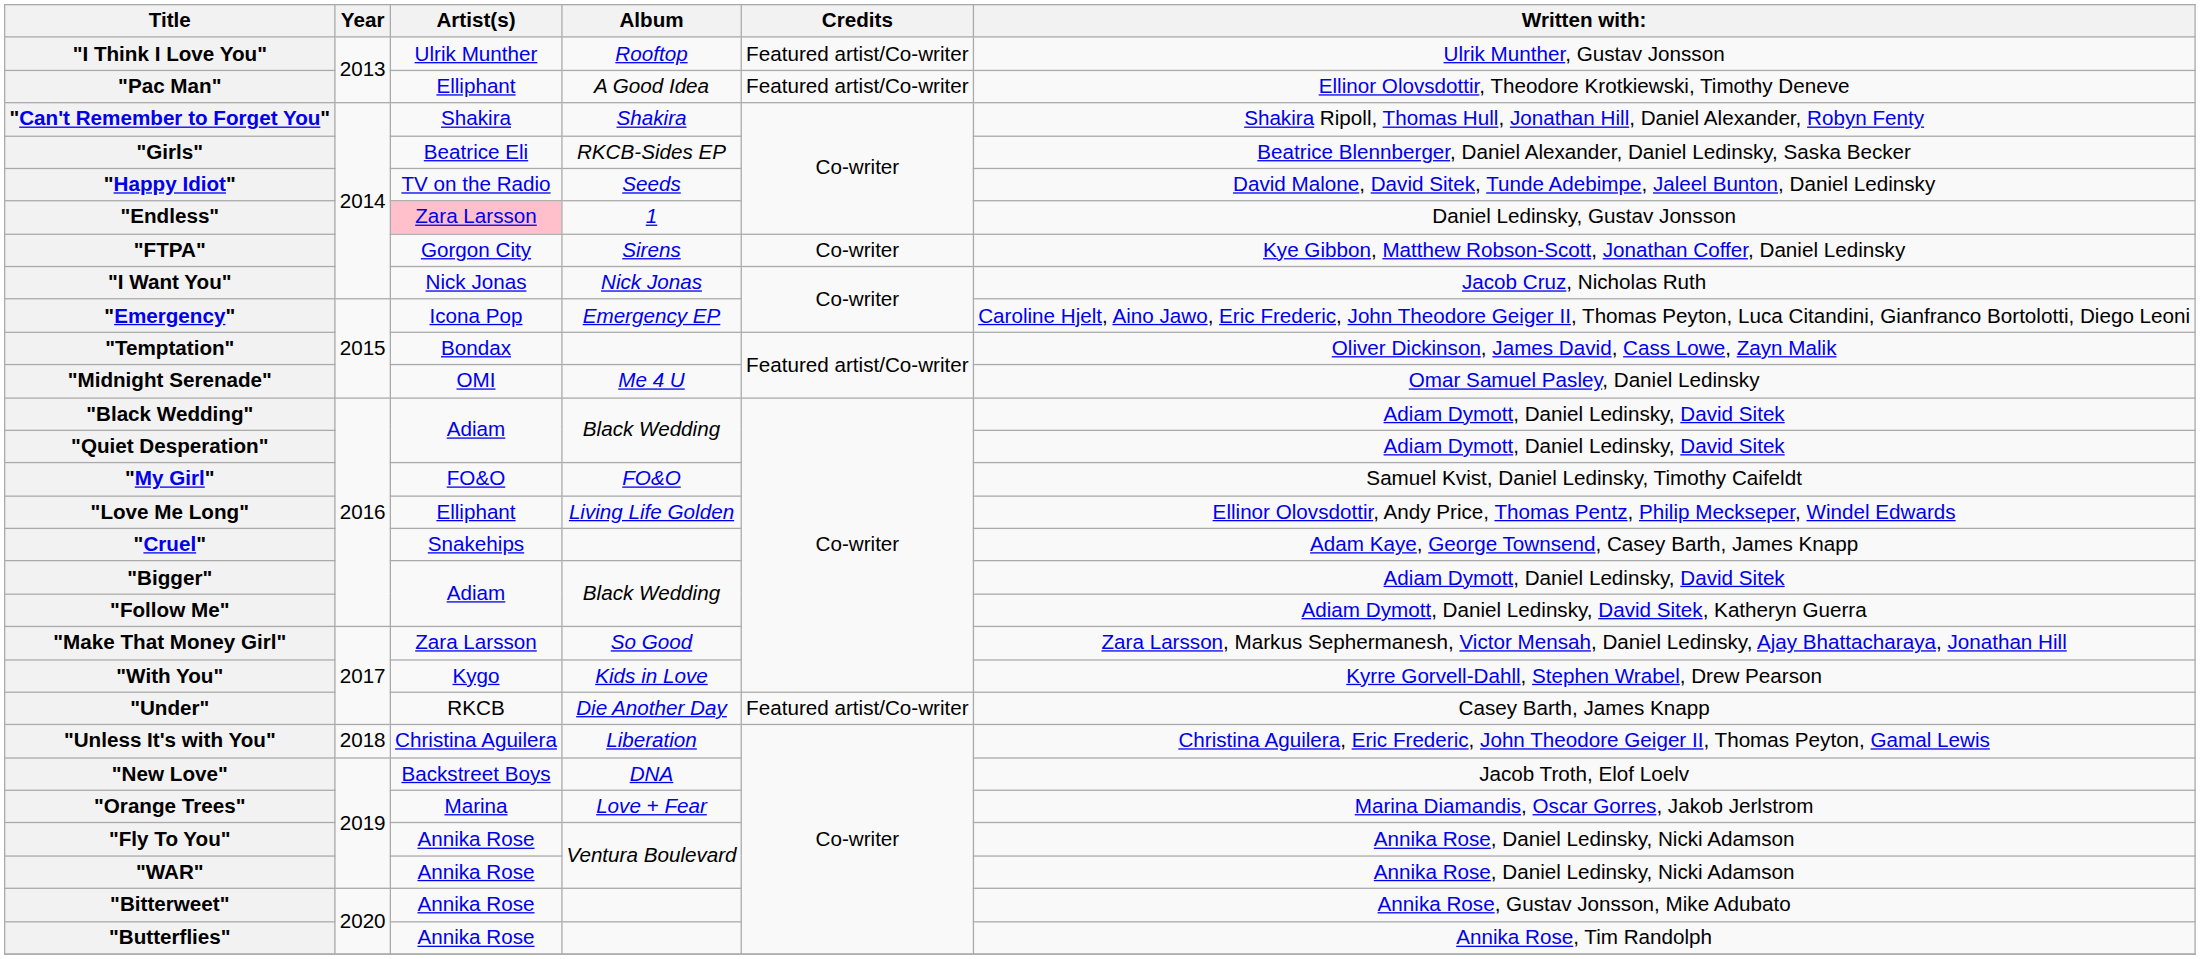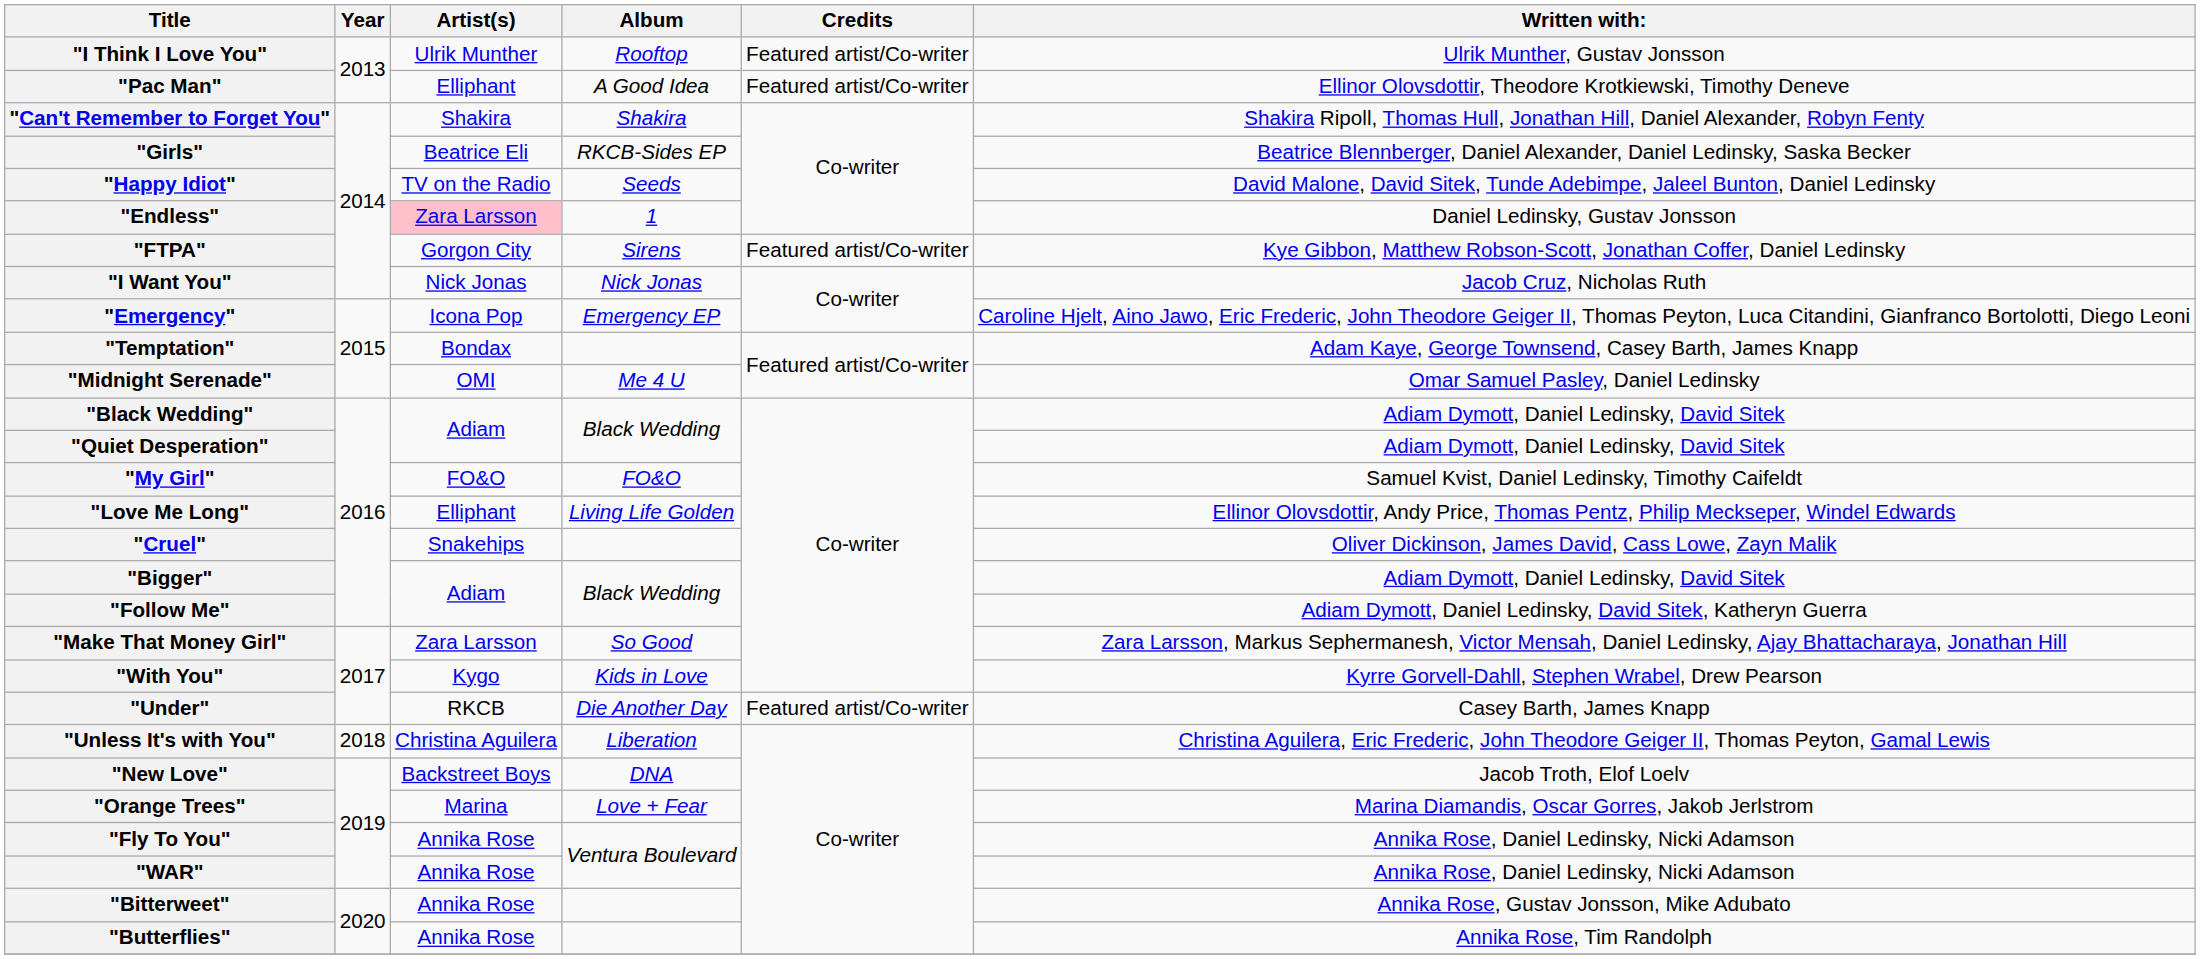(857, 250) Co-writer -> (857, 250) Featured artist/Co-writer
(1584, 348) Oliver Dickinson, James David, Cass Lowe, Zayn Malik -> (1584, 348) Adam Kaye, George Townsend, Casey Barth, James Knapp
(1584, 544) Adam Kaye, George Townsend, Casey Barth, James Knapp -> (1584, 544) Oliver Dickinson, James David, Cass Lowe, Zayn Malik
